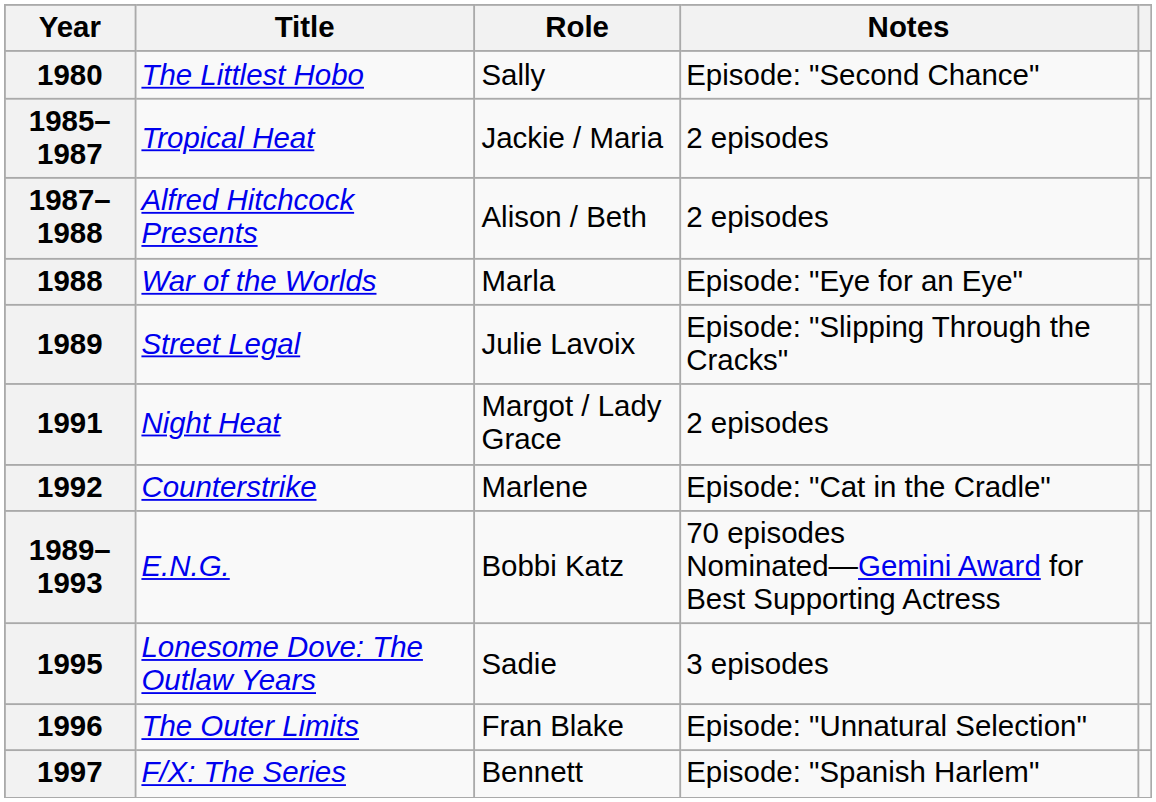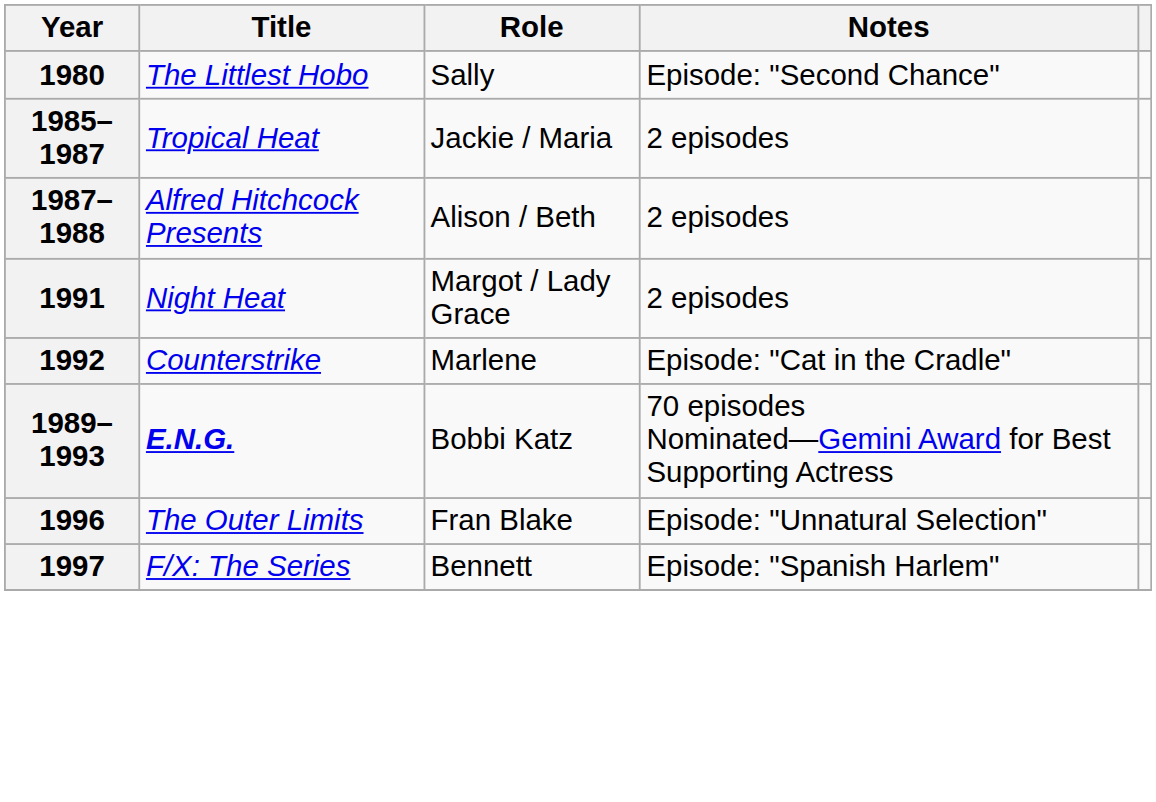- row: (70, 280)
- row: (70, 344)
(186, 566) normal -> (190, 440) bold
- row: (70, 663)
